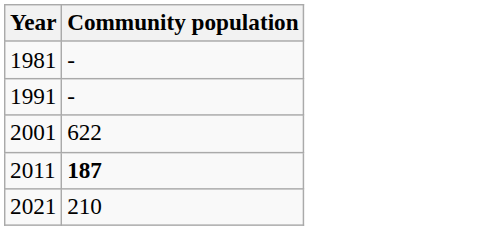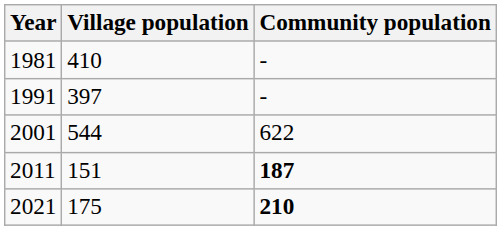+ column: (158, 22)
(85, 206) normal -> (277, 206) bold
